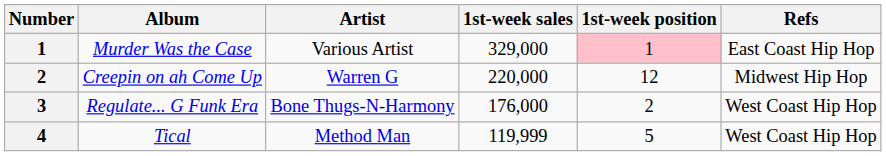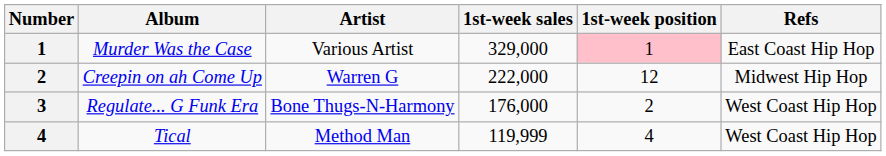(518, 77) 220,000 -> (518, 77) 222,000
(649, 135) 5 -> (649, 135) 4
